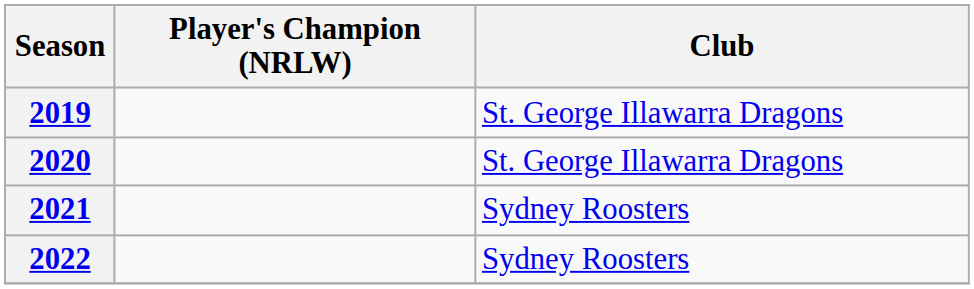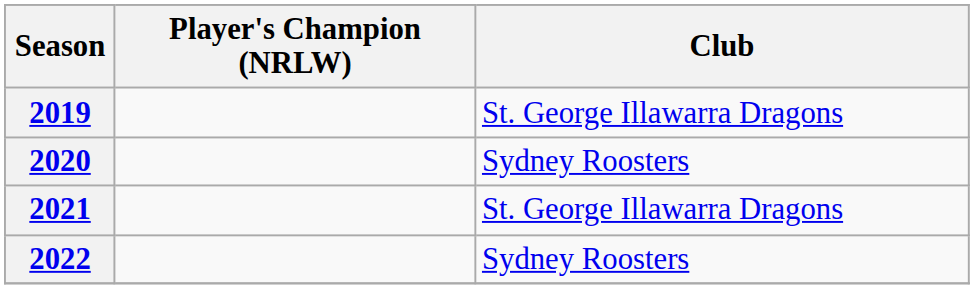(663, 160) St. George Illawarra Dragons -> (586, 160) Sydney Roosters
(586, 209) Sydney Roosters -> (663, 209) St. George Illawarra Dragons
